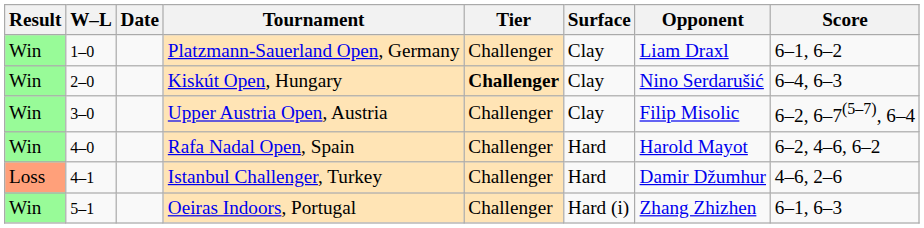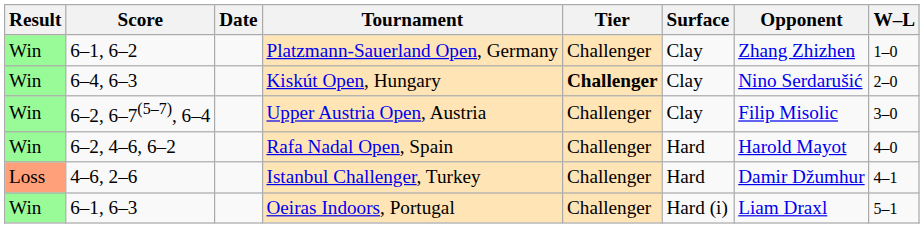columns swapped: (91, 19) <-> (845, 19)
(684, 50) Liam Draxl -> (797, 50) Zhang Zhizhen
(698, 207) Zhang Zhizhen -> (783, 207) Liam Draxl
